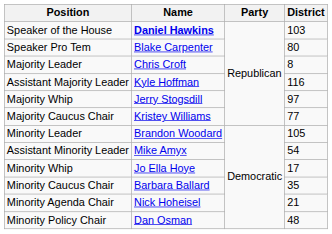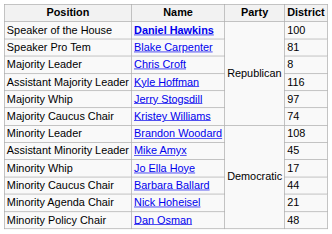(296, 30) 103 -> (296, 30) 100
(293, 47) 80 -> (293, 47) 81
(293, 116) 77 -> (293, 116) 74
(296, 133) 105 -> (296, 133) 108
(293, 151) 54 -> (293, 151) 45
(293, 185) 35 -> (293, 185) 44
